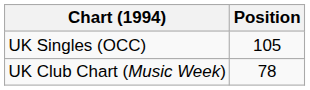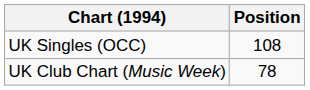(267, 44) 105 -> (267, 44) 108
